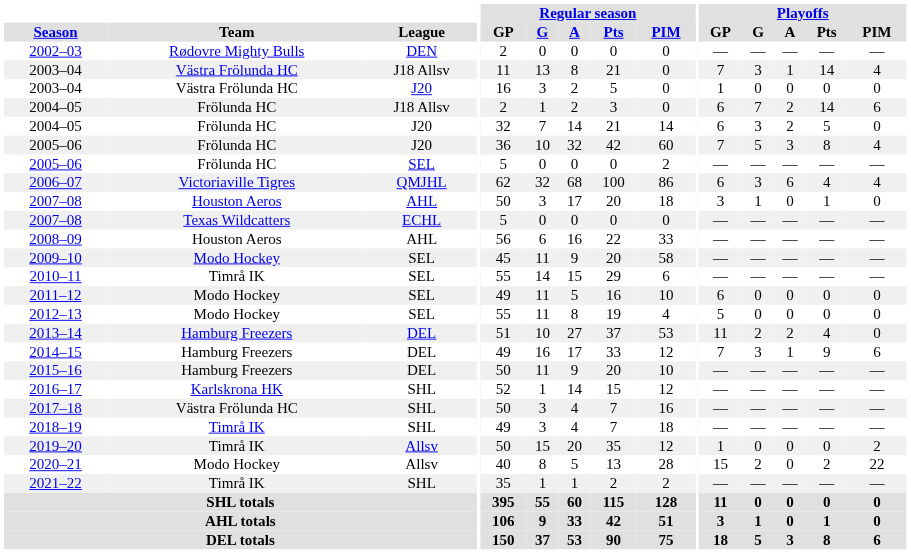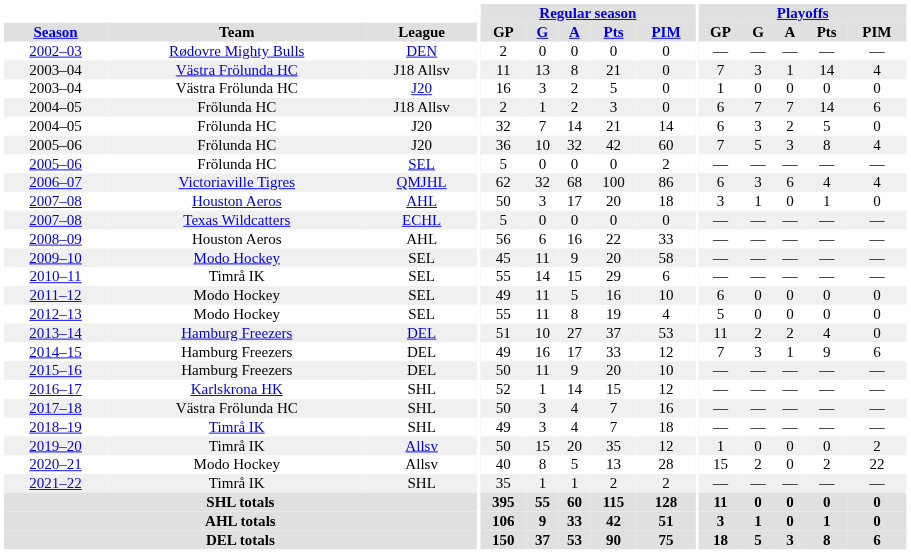(790, 107) 2 -> (790, 107) 7
